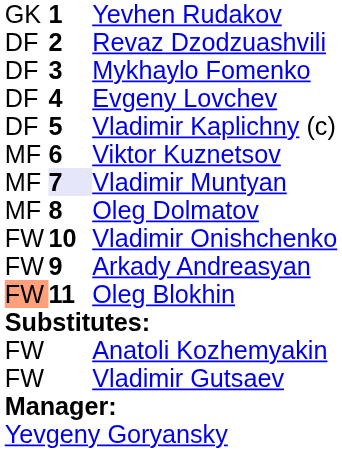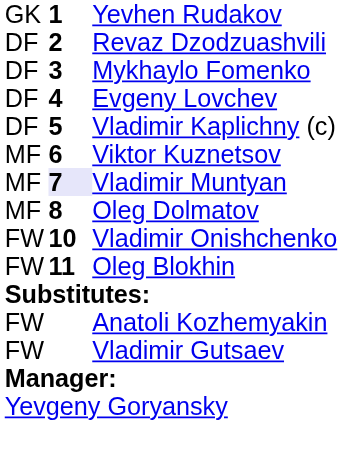- row: (201, 266)
(24, 294) lightsalmon background -> (24, 266) no background
